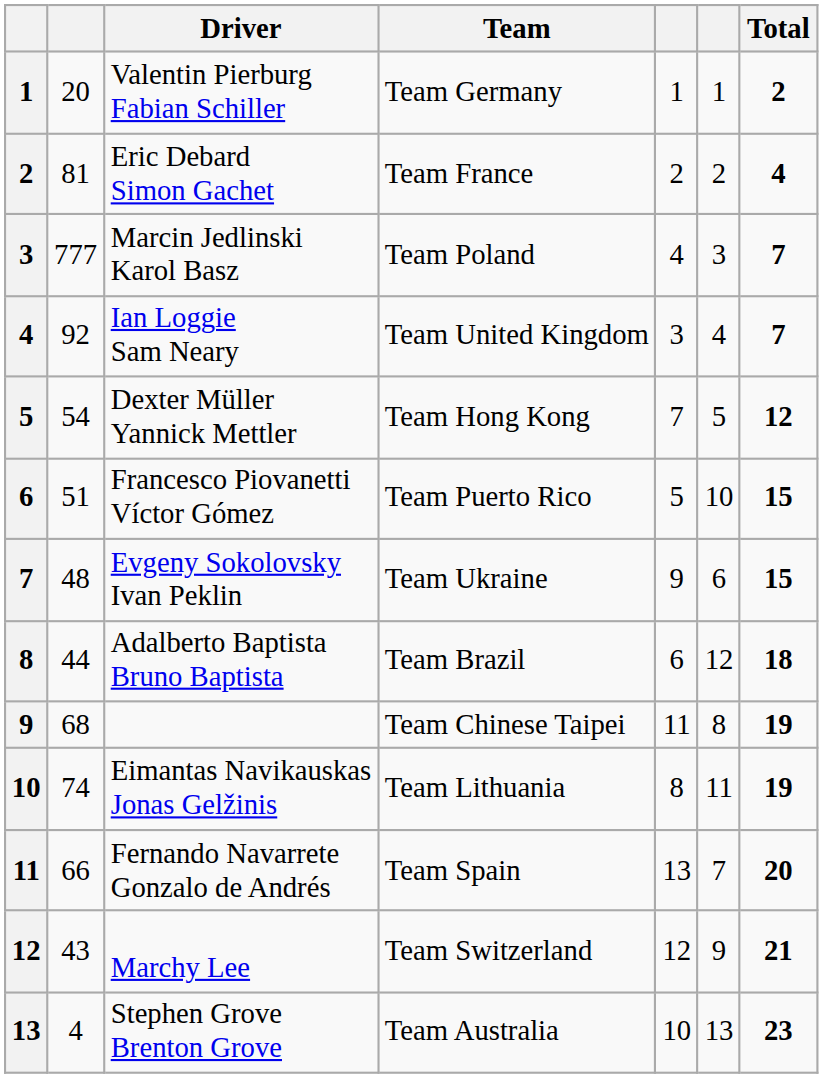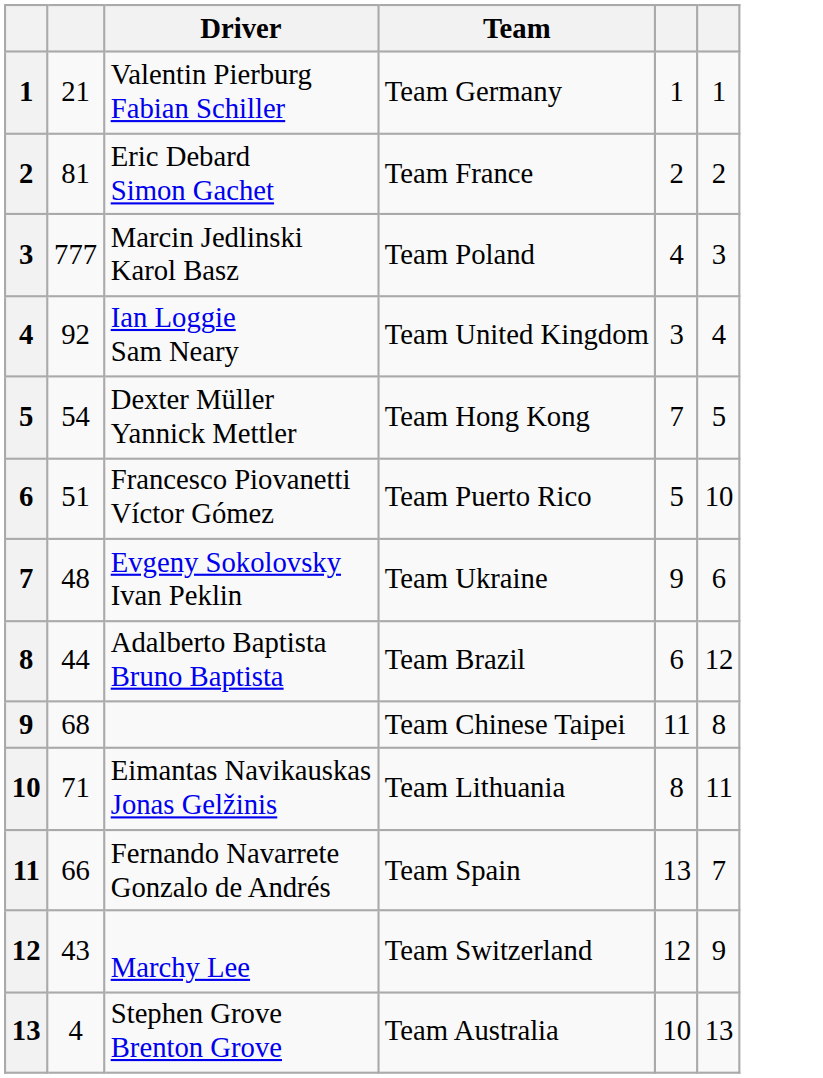- column: (778, 27)
(76, 91) 20 -> (76, 91) 21
(76, 788) 74 -> (76, 788) 71
